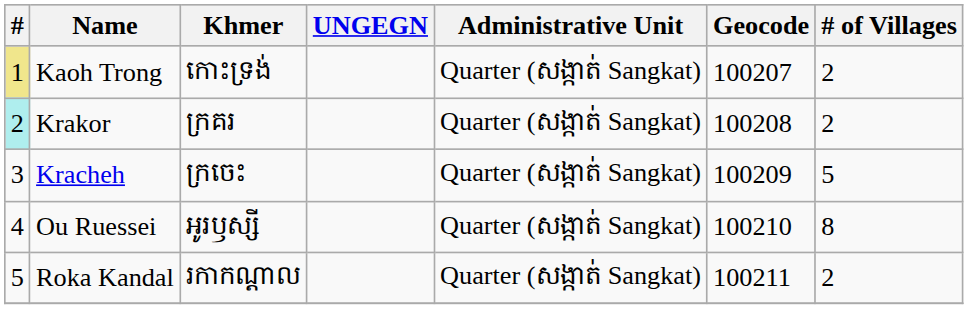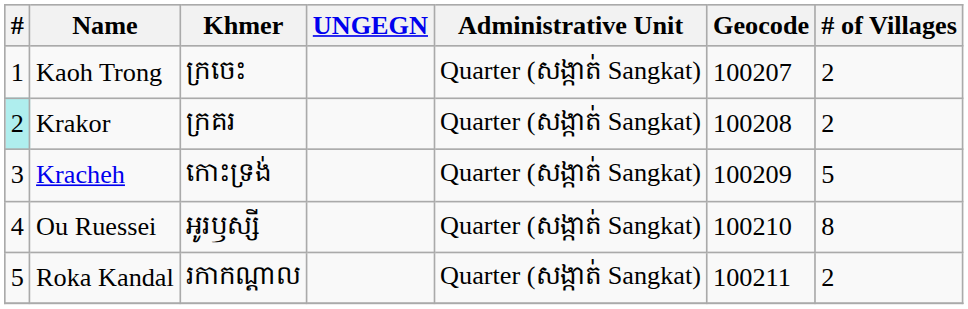(17, 71) khaki background -> (17, 71) no background
(229, 70) កោះទ្រង់ -> (216, 70) ក្រចេះ
(216, 173) ក្រចេះ -> (229, 173) កោះទ្រង់
